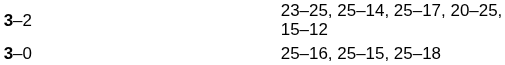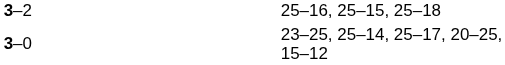(392, 20) 23–25, 25–14, 25–17, 20–25, 15–12 -> (361, 10) 25–16, 25–15, 25–18
(361, 53) 25–16, 25–15, 25–18 -> (392, 43) 23–25, 25–14, 25–17, 20–25, 15–12
